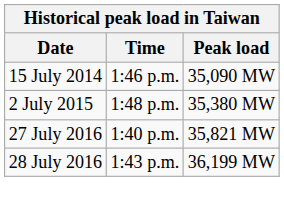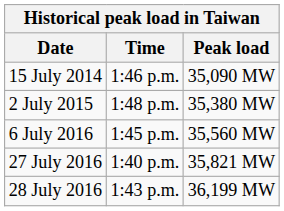+ row: (51, 133)
